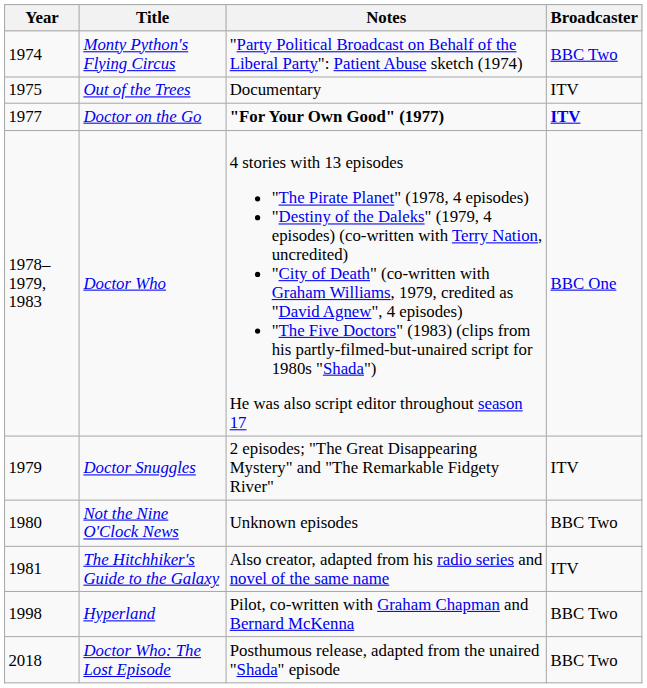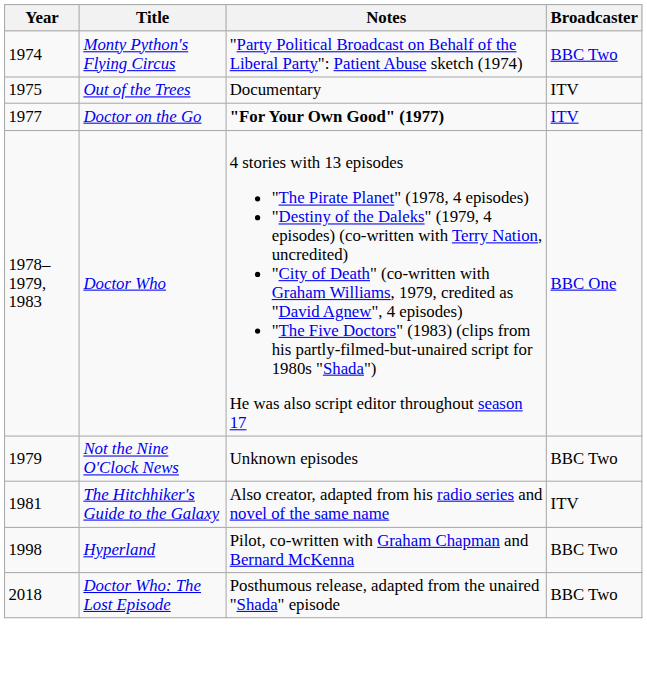(565, 116) bold -> (565, 116) normal
- row: (140, 468)
(25, 523) 1980 -> (25, 458) 1979
